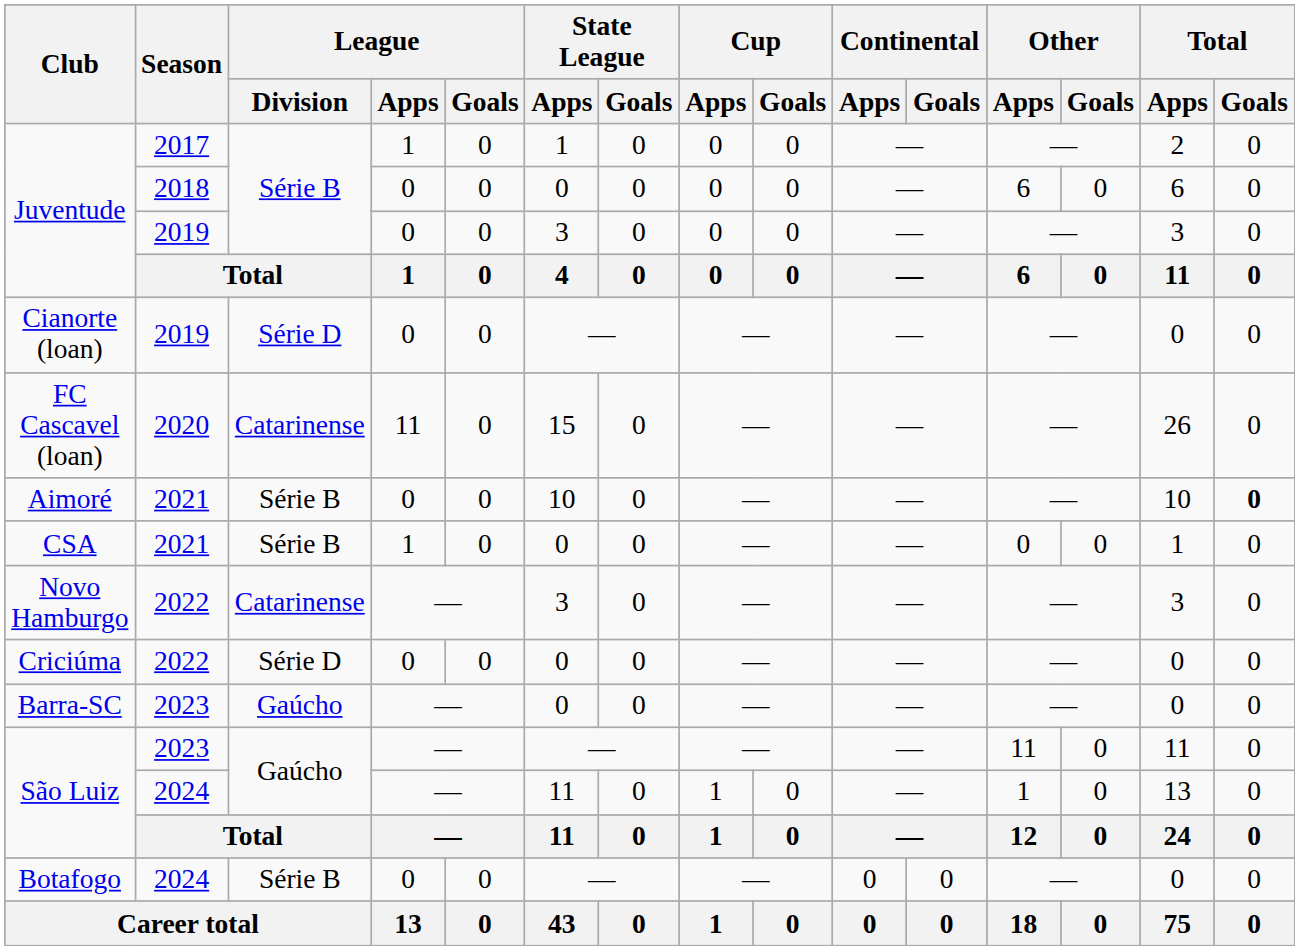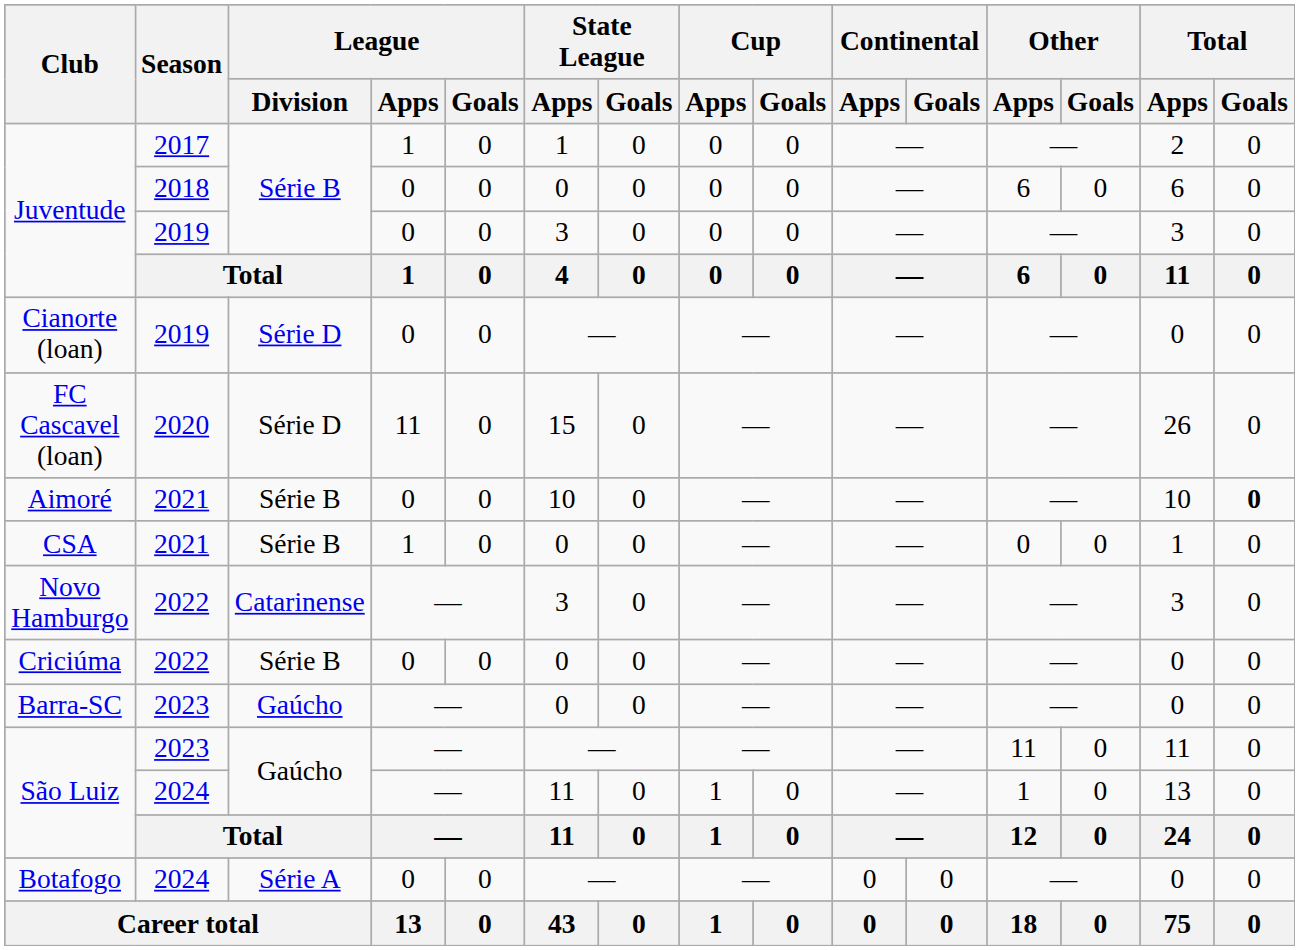(300, 424) Catarinense -> (300, 424) Série D
(300, 661) Série D -> (300, 661) Série B
(300, 879) Série B -> (300, 879) Série A
